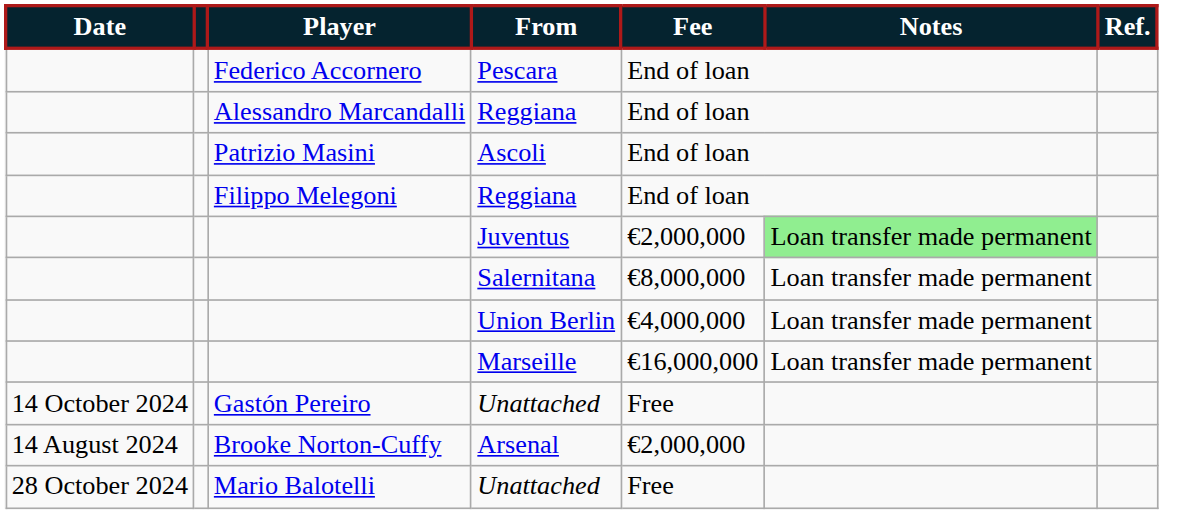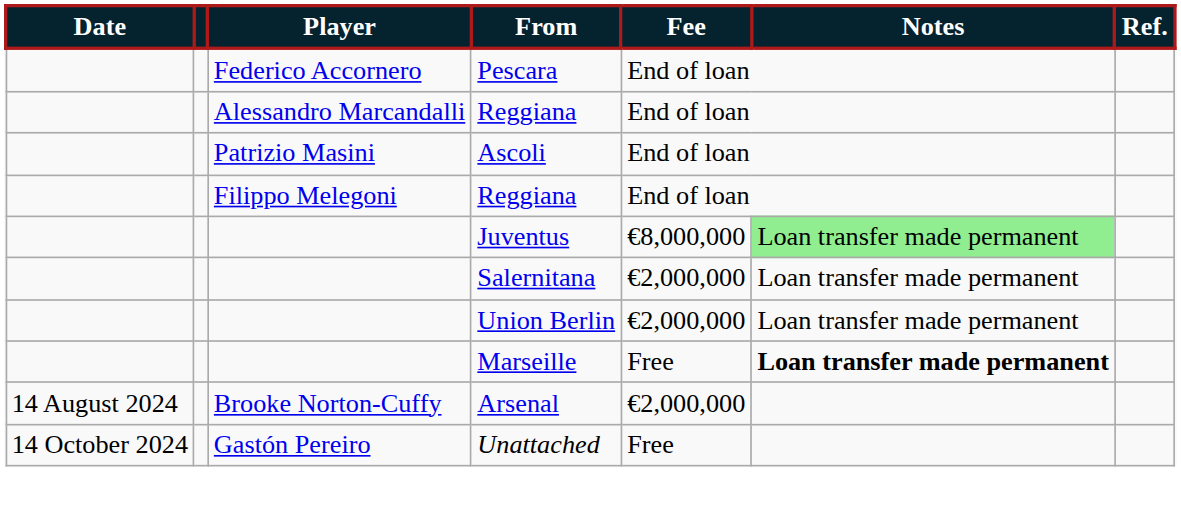(686, 236) €2,000,000 -> (686, 236) €8,000,000
(686, 278) €8,000,000 -> (686, 278) €2,000,000
(686, 319) €4,000,000 -> (686, 319) €2,000,000
(693, 361) €16,000,000 -> (651, 361) Free
(931, 361) normal -> (933, 361) bold
rows swapped: (328, 444) <-> (292, 403)
- row: (294, 486)
